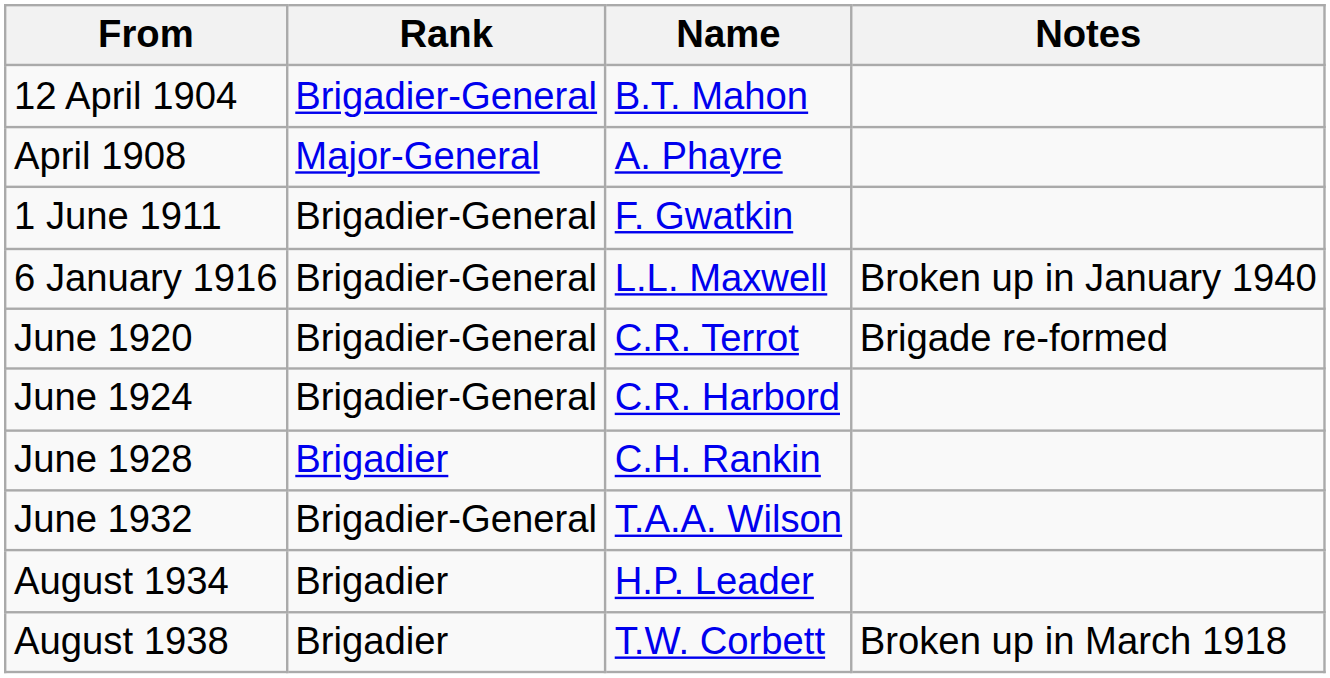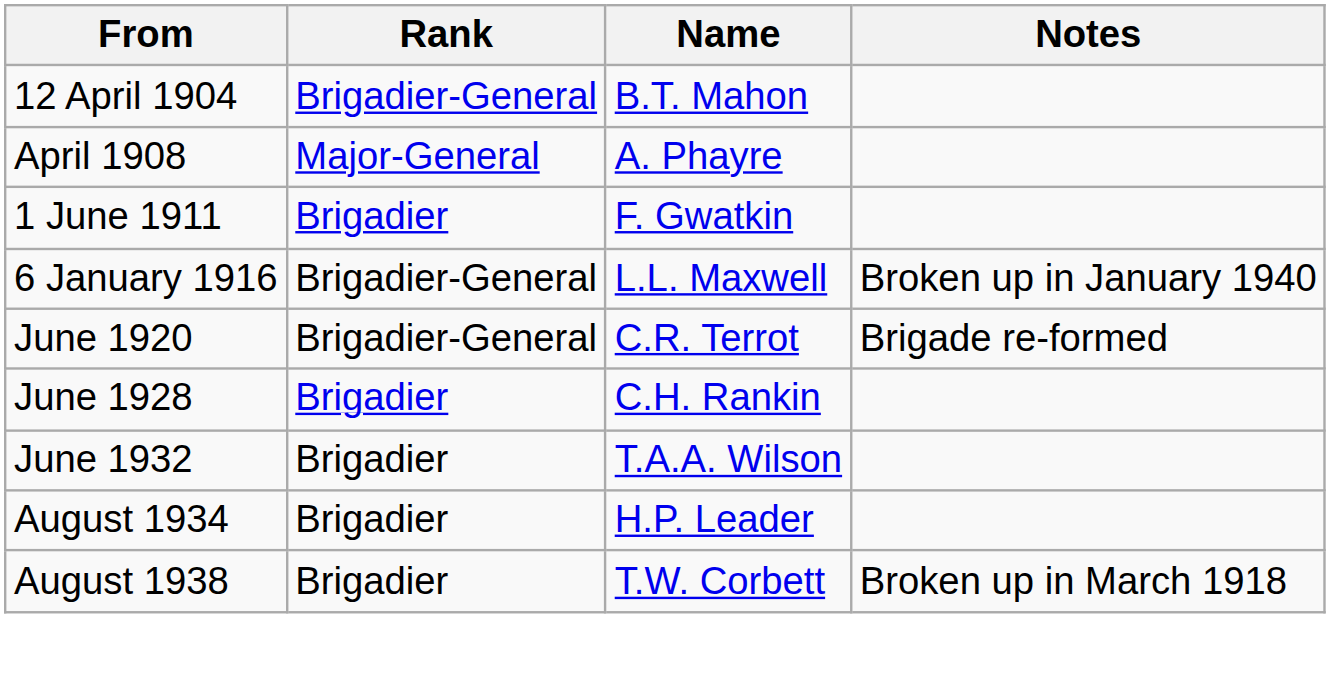(446, 216) Brigadier-General -> (372, 216) Brigadier
- row: (103, 398)
(446, 519) Brigadier-General -> (372, 459) Brigadier
